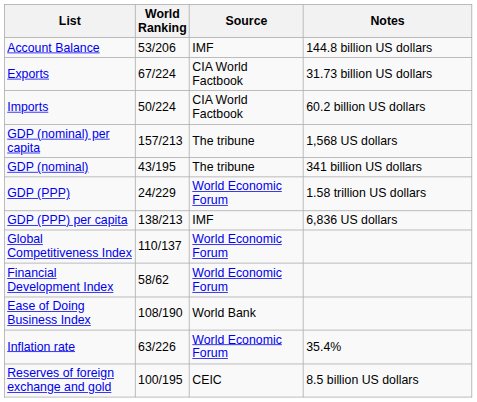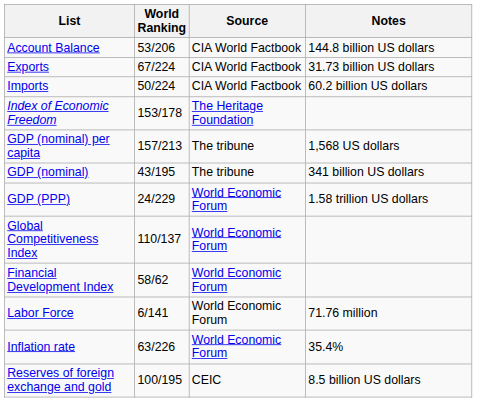(203, 47) IMF -> (246, 47) CIA World Factbook
+ row: (58, 113)
- row: (67, 220)
- row: (49, 313)
+ row: (40, 313)
